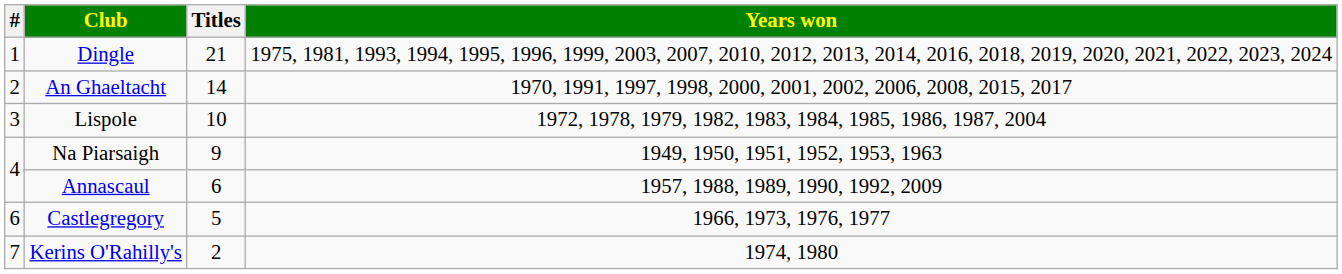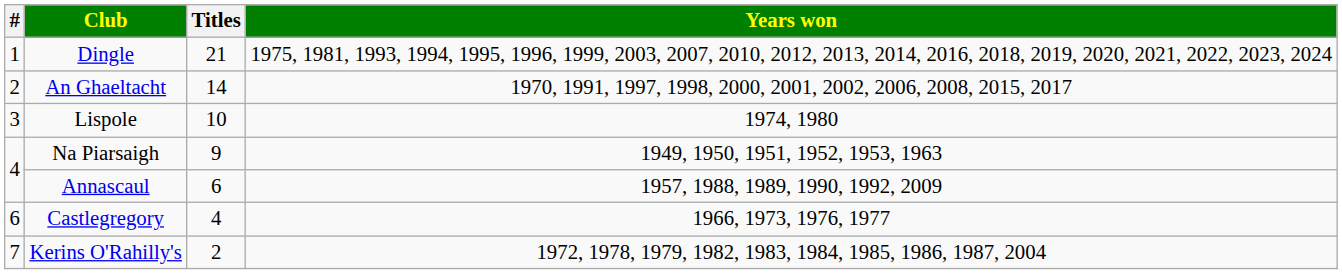(791, 119) 1972, 1978, 1979, 1982, 1983, 1984, 1985, 1986, 1987, 2004 -> (791, 119) 1974, 1980
(216, 218) 5 -> (216, 218) 4
(791, 251) 1974, 1980 -> (791, 251) 1972, 1978, 1979, 1982, 1983, 1984, 1985, 1986, 1987, 2004
